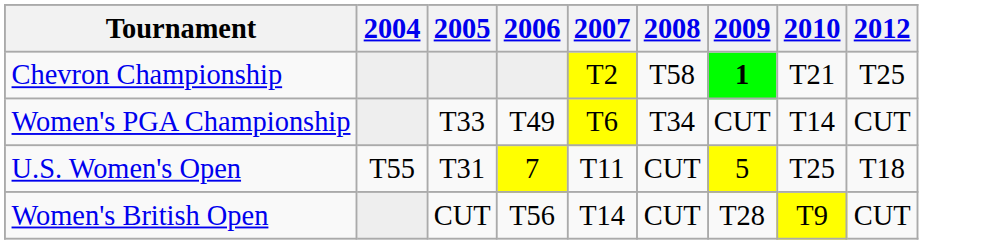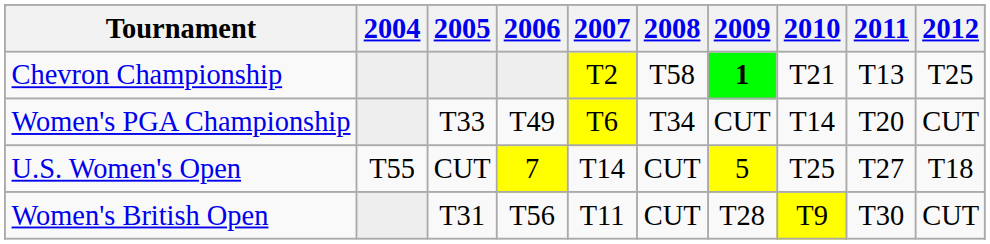+ column: (881, 28)
(462, 168) T31 -> (462, 168) CUT
(602, 168) T11 -> (602, 168) T14
(462, 215) CUT -> (462, 215) T31
(602, 215) T14 -> (602, 215) T11
